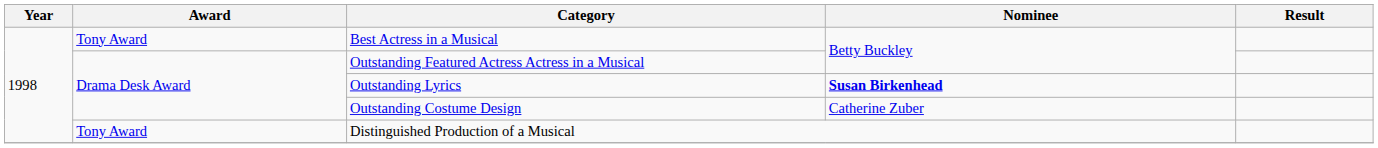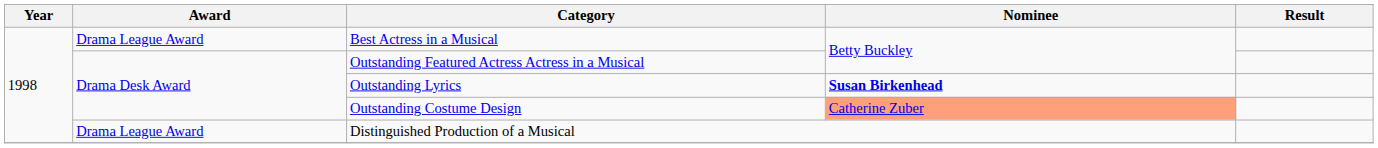(112, 39) Tony Award -> (140, 39) Drama League Award
(876, 108) no background -> (876, 108) lightsalmon background
(112, 131) Tony Award -> (140, 131) Drama League Award
